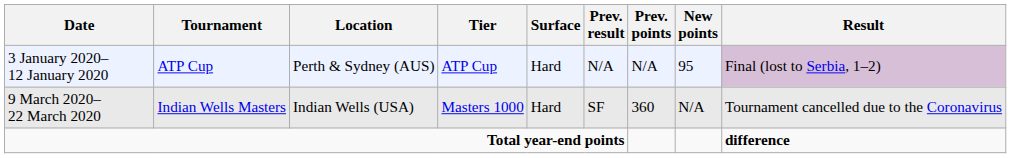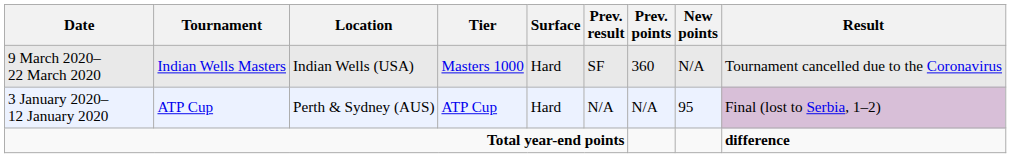rows swapped: (58, 66) <-> (54, 107)
